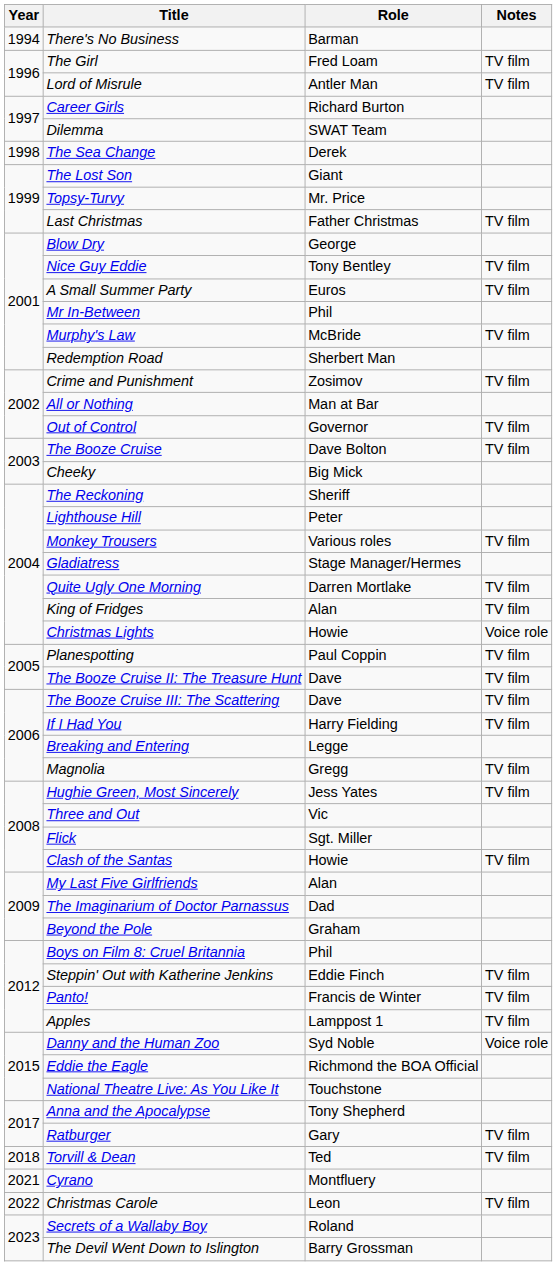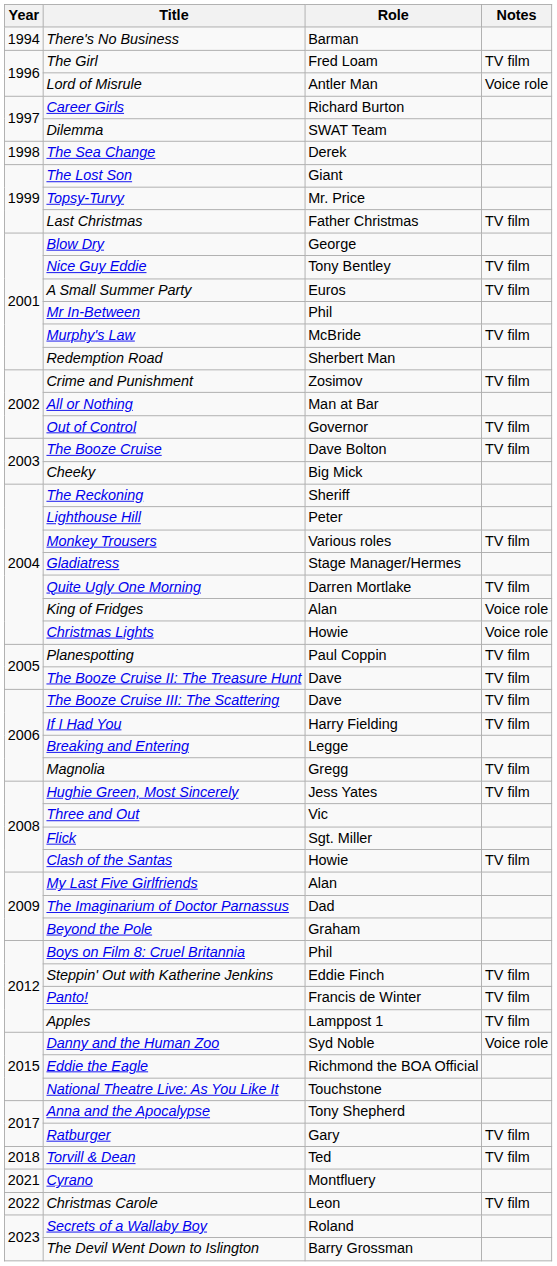(507, 84) TV film -> (517, 84) Voice role
(507, 609) TV film -> (517, 609) Voice role
